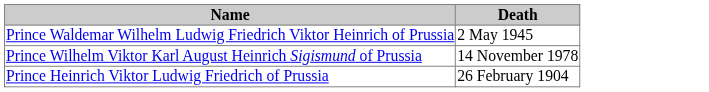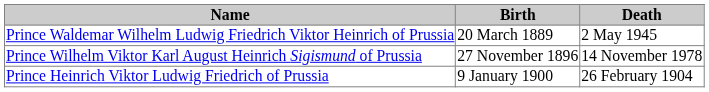+ column: (518, 14)
